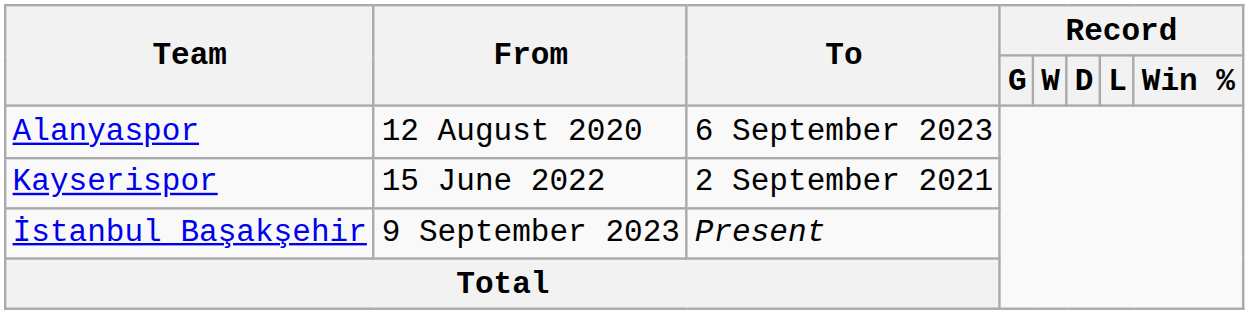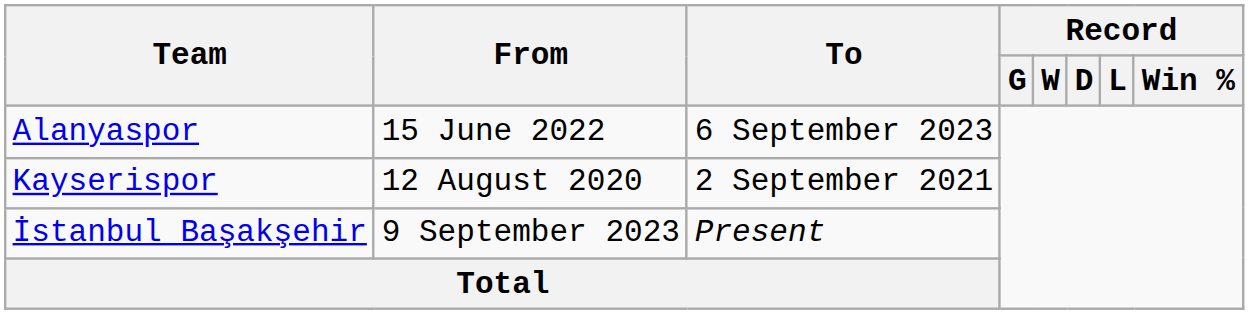(512, 132) 12 August 2020 -> (494, 132) 15 June 2022
(494, 182) 15 June 2022 -> (512, 182) 12 August 2020
